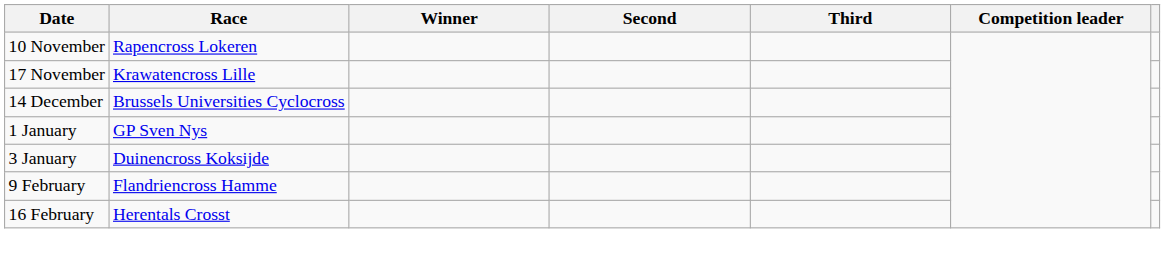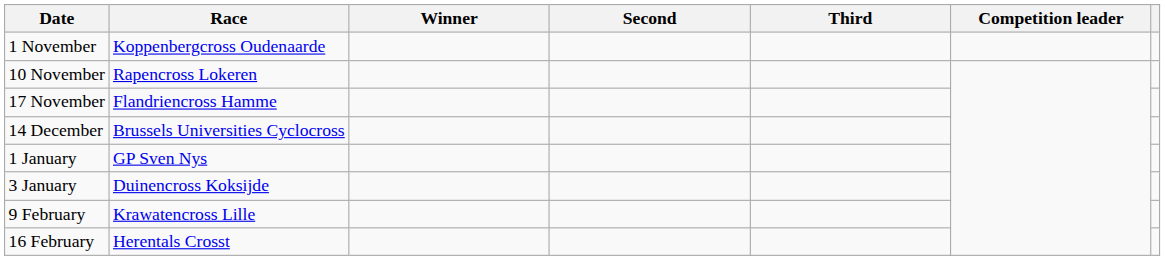+ row: (52, 46)
(184, 74) Krawatencross Lille -> (195, 102) Flandriencross Hamme
(195, 185) Flandriencross Hamme -> (184, 213) Krawatencross Lille
